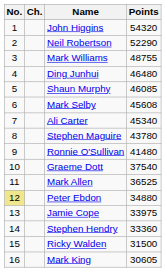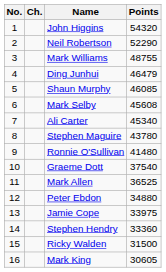(144, 74) 46480 -> (144, 74) 46479
(14, 197) khaki background -> (14, 197) no background
